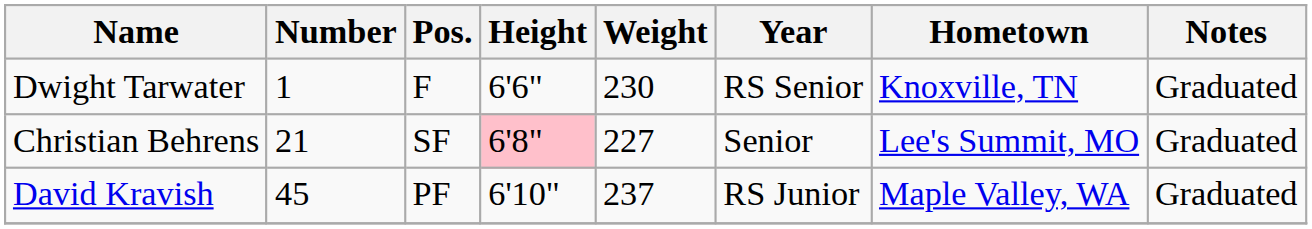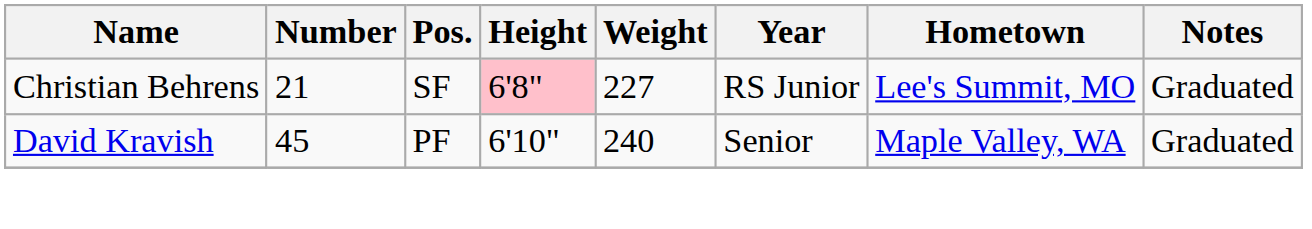- row: (129, 85)
(768, 140) Senior -> (791, 85) RS Junior
(629, 194) 237 -> (629, 140) 240
(791, 194) RS Junior -> (768, 140) Senior
